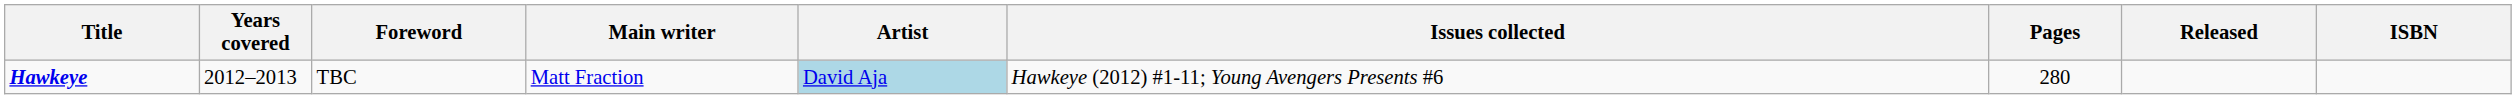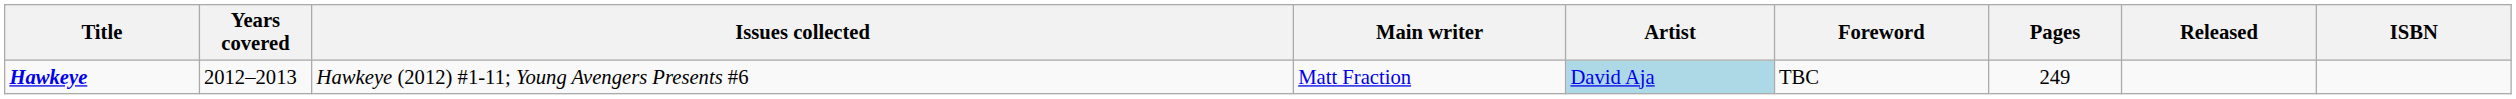columns swapped: (1498, 32) <-> (419, 32)
(2055, 76) 280 -> (2055, 76) 249
